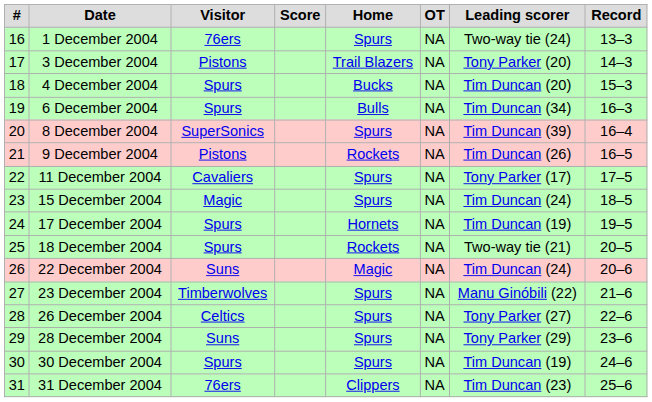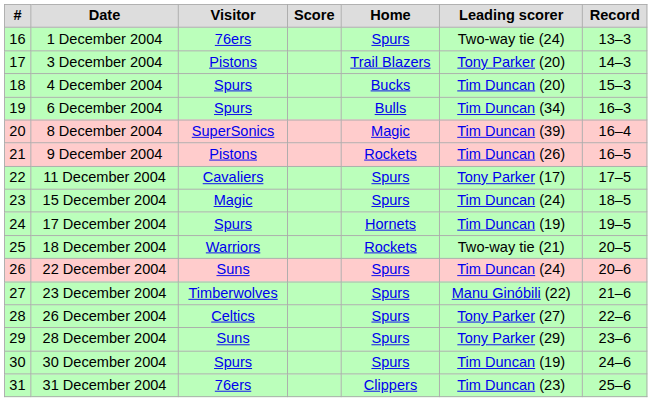- column: (435, 16)
(373, 131) Spurs -> (390, 131) Magic
(223, 246) Spurs -> (233, 246) Warriors
(373, 270) Magic -> (390, 270) Spurs
